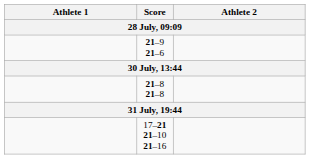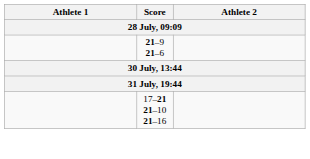- row: (155, 89)
